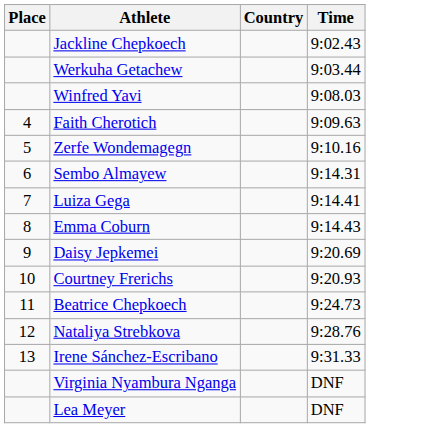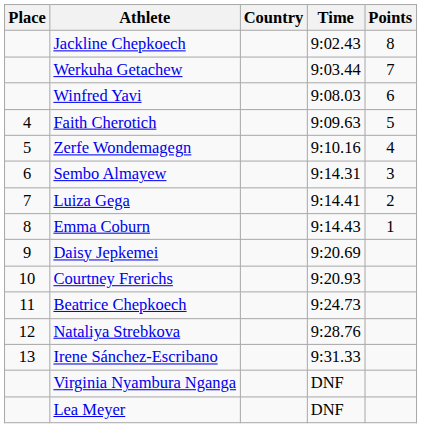+ column: (390, 17)
